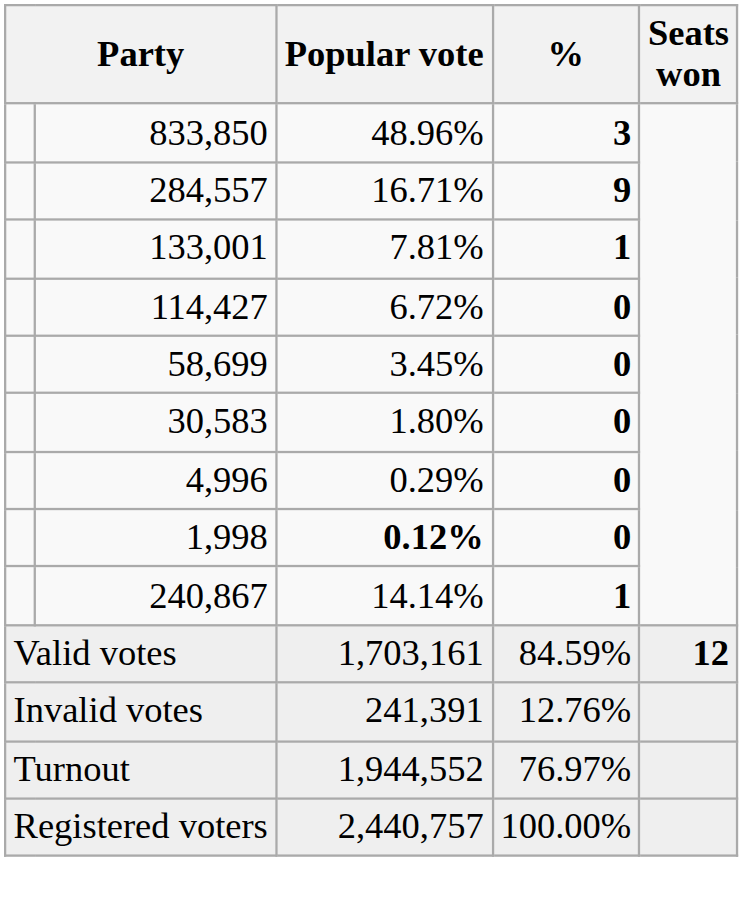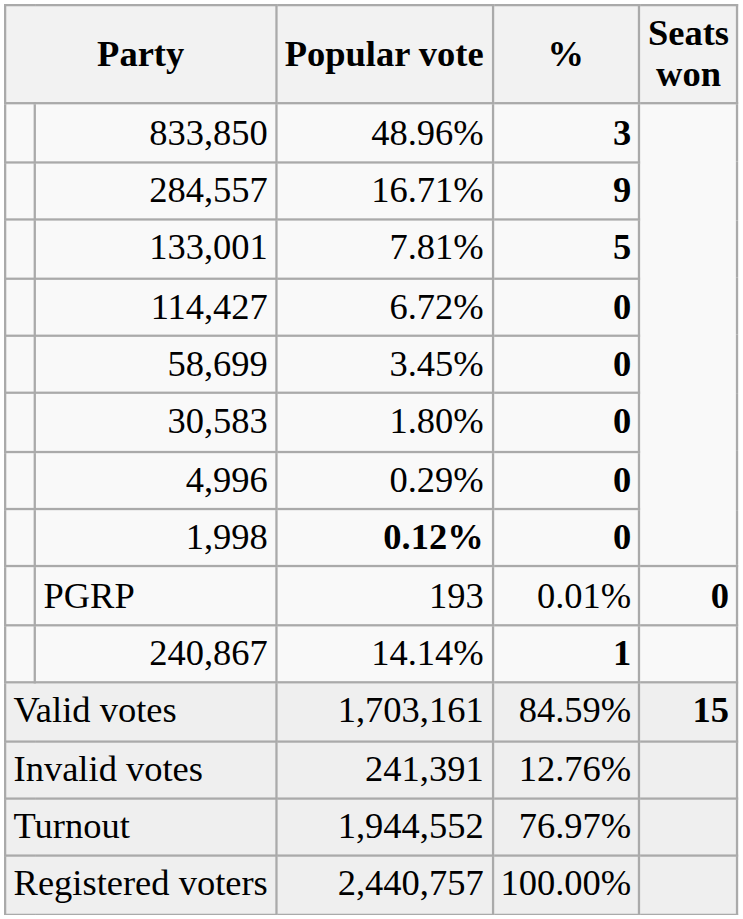(622, 248) 1 -> (622, 248) 5
+ row: (89, 595)
(711, 653) 12 -> (711, 710) 15
